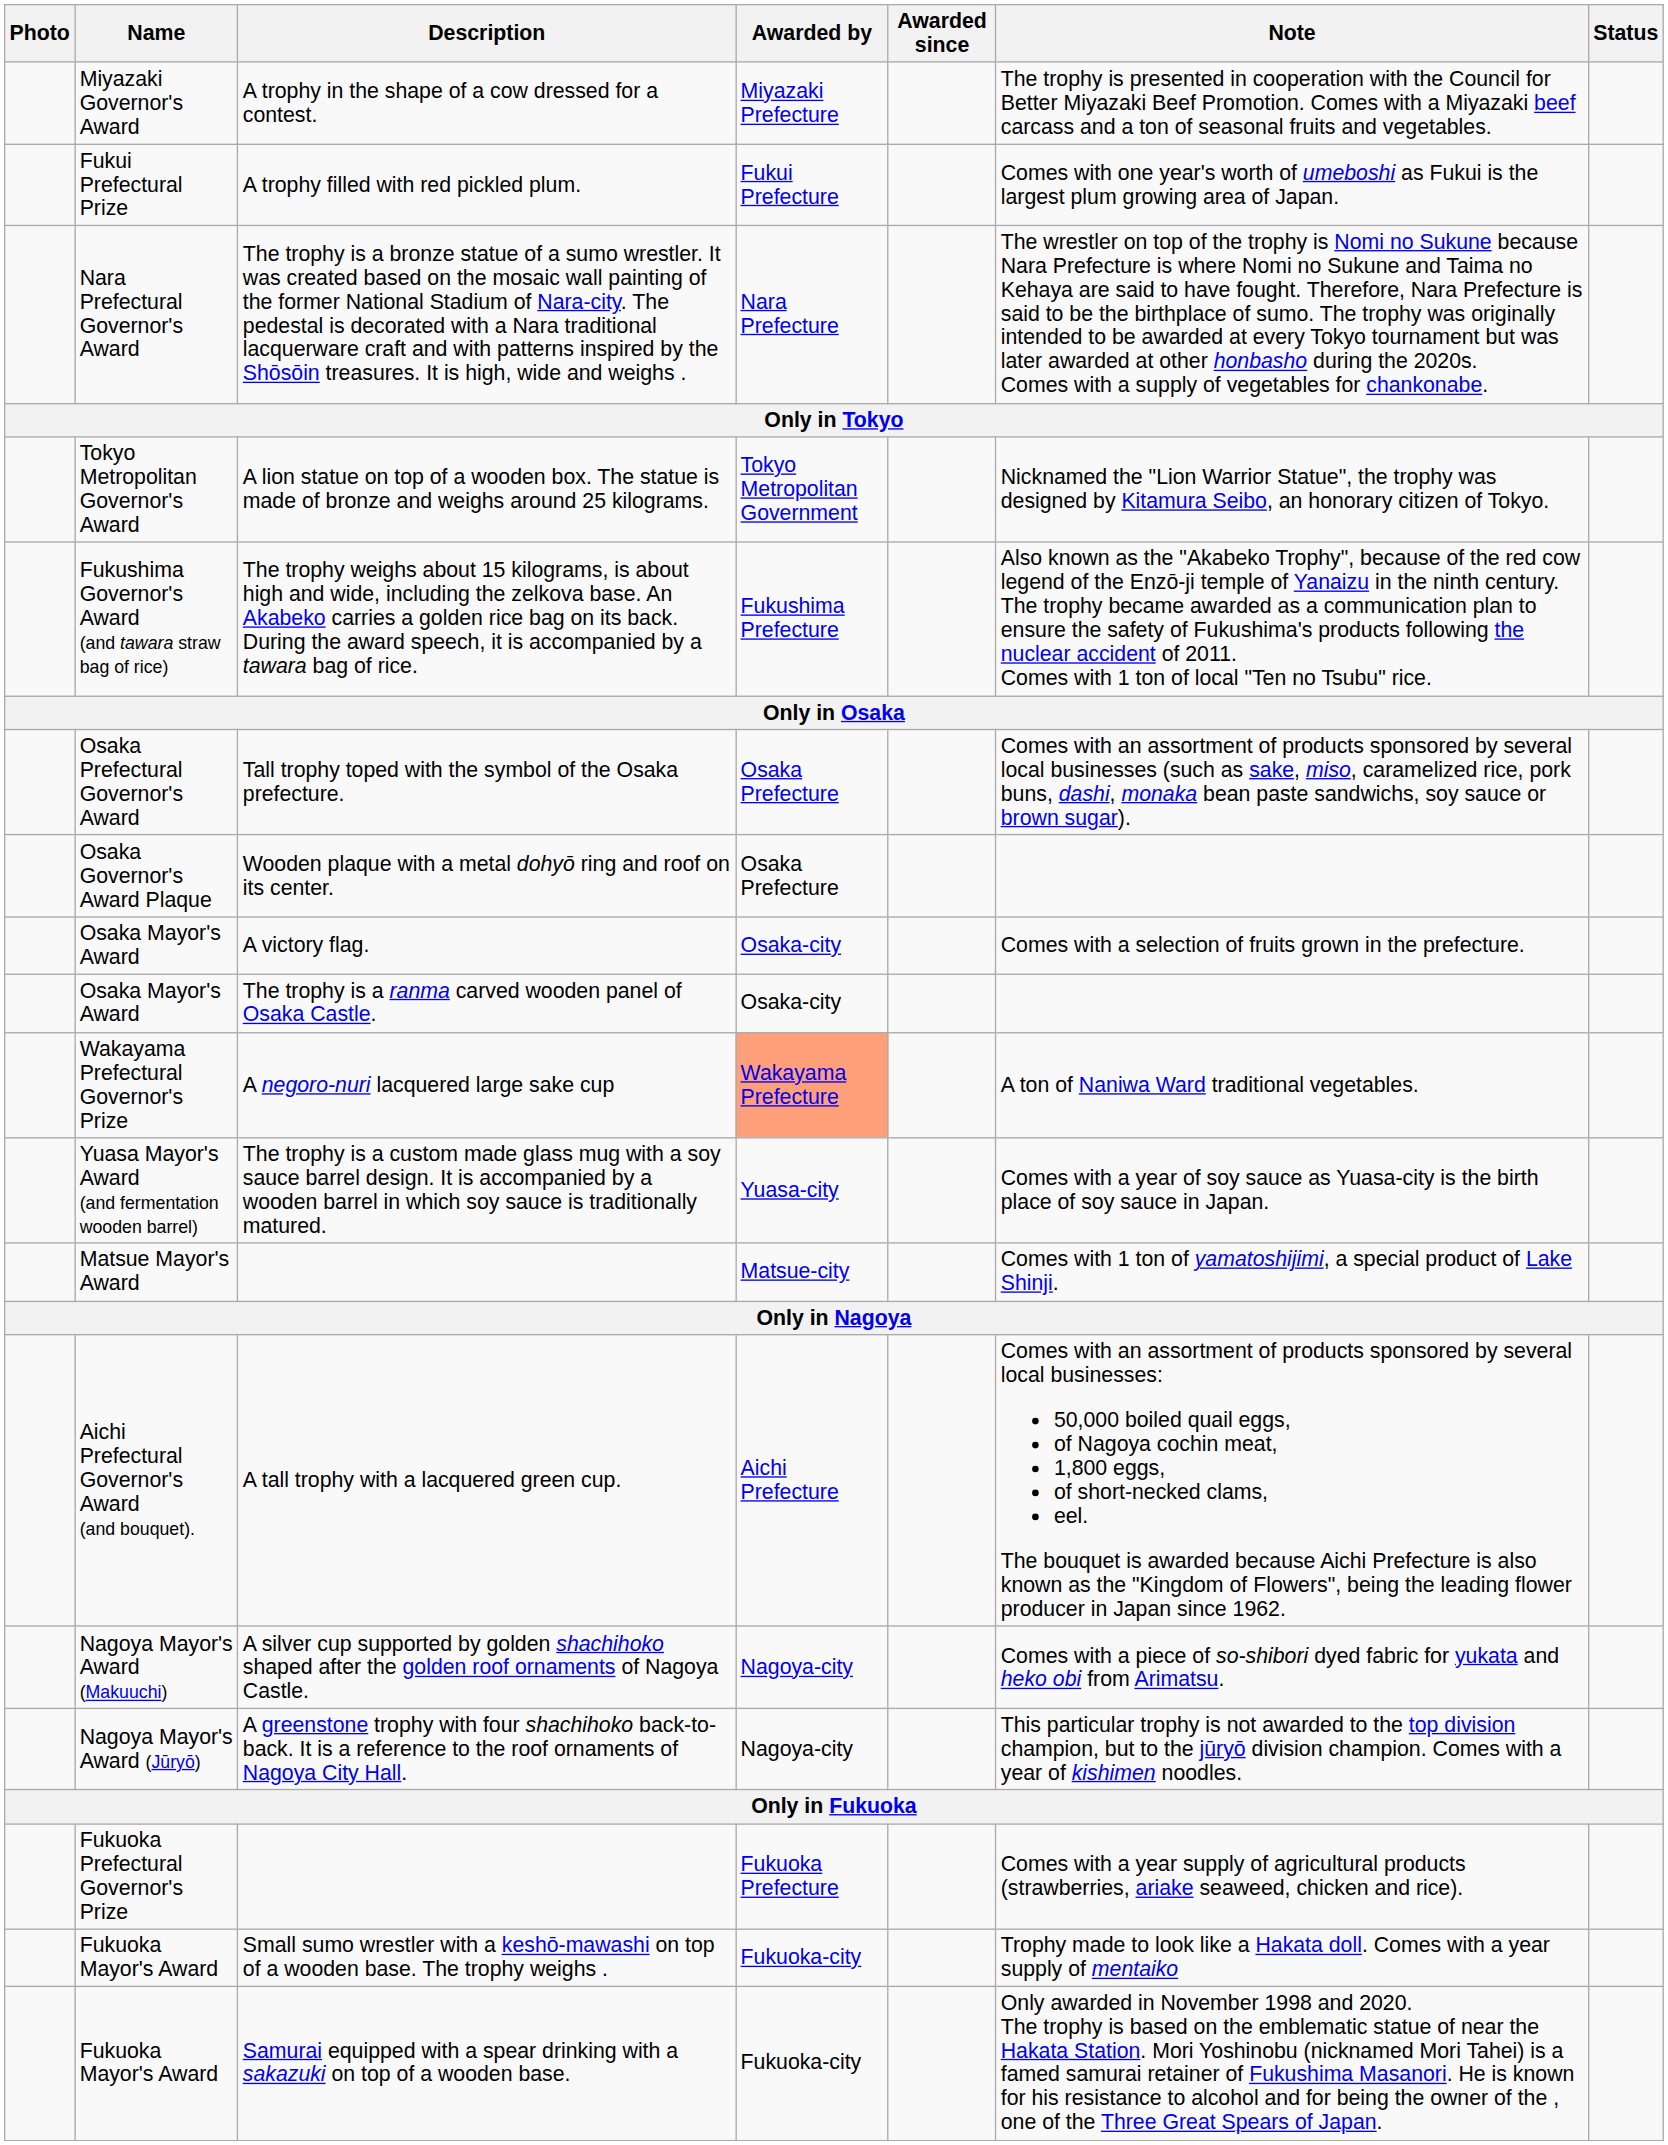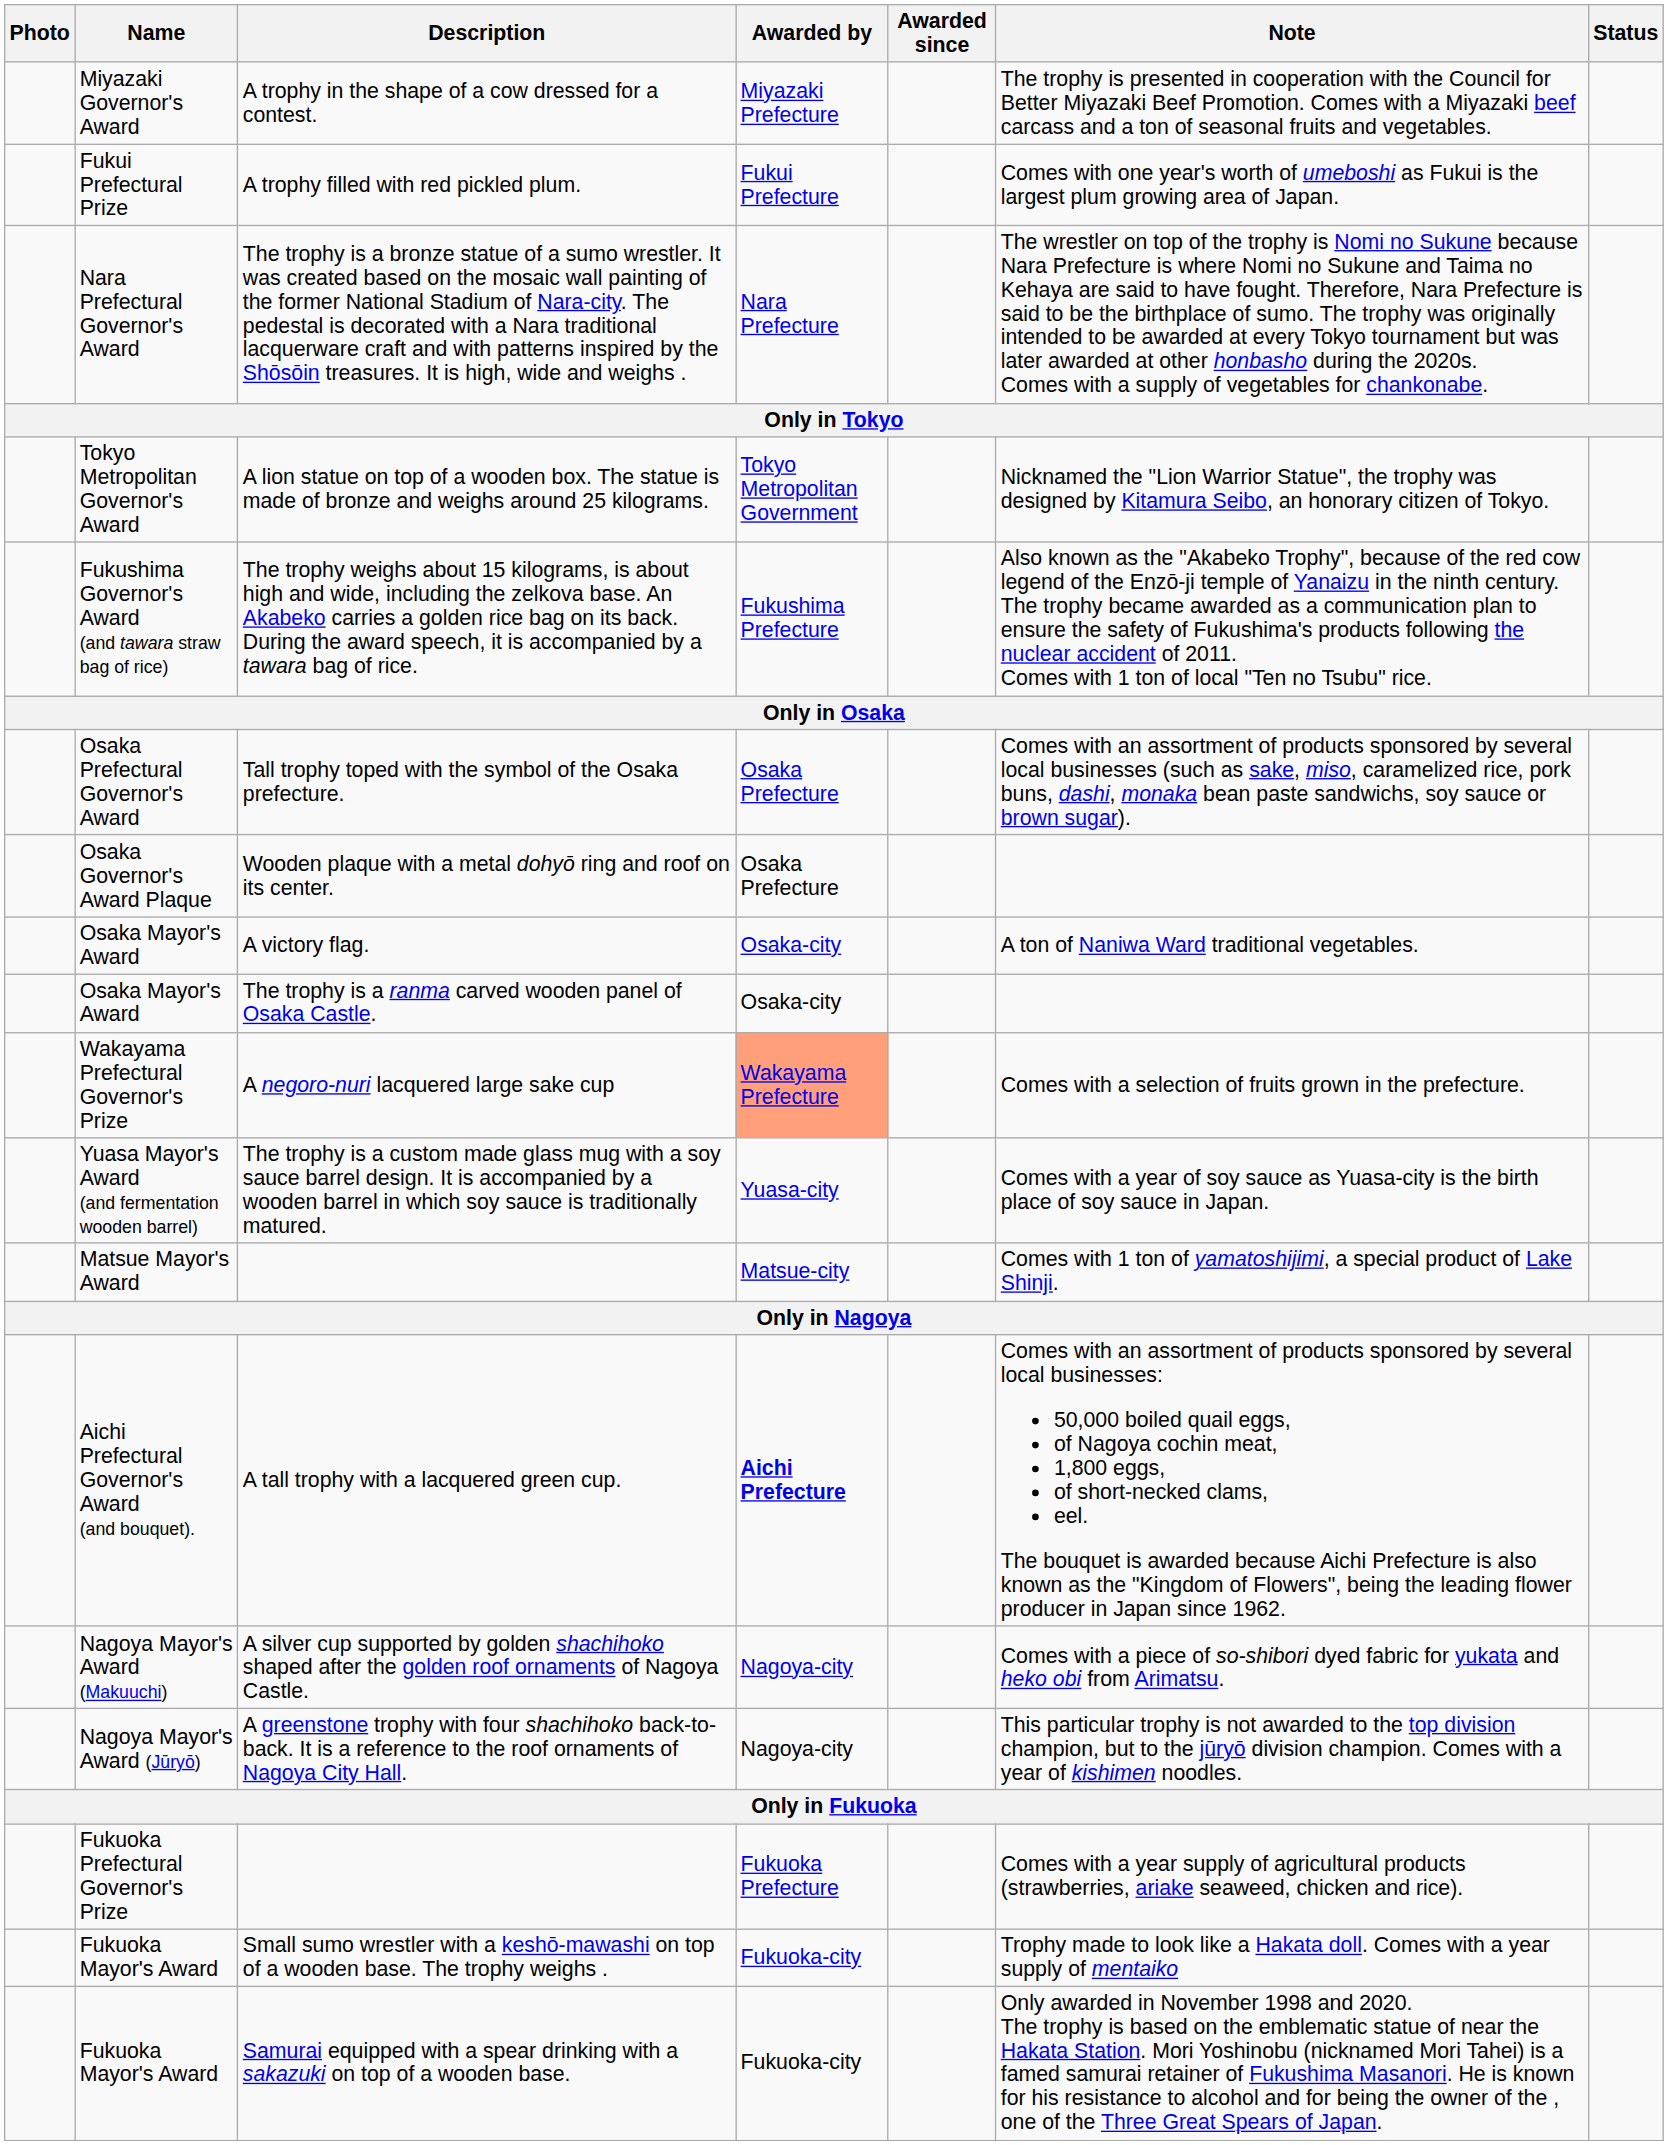(1263, 945) Comes with a selection of fruits grown in the prefecture. -> (1210, 945) A ton of Naniwa Ward traditional vegetables.
(1210, 1084) A ton of Naniwa Ward traditional vegetables. -> (1263, 1084) Comes with a selection of fruits grown in the prefecture.
(790, 1480) normal -> (793, 1480) bold
